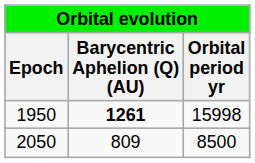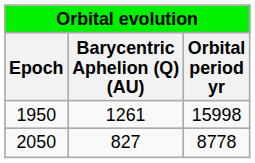(126, 114) bold -> (126, 114) normal
(126, 142) 809 -> (126, 142) 827
(217, 142) 8500 -> (217, 142) 8778
